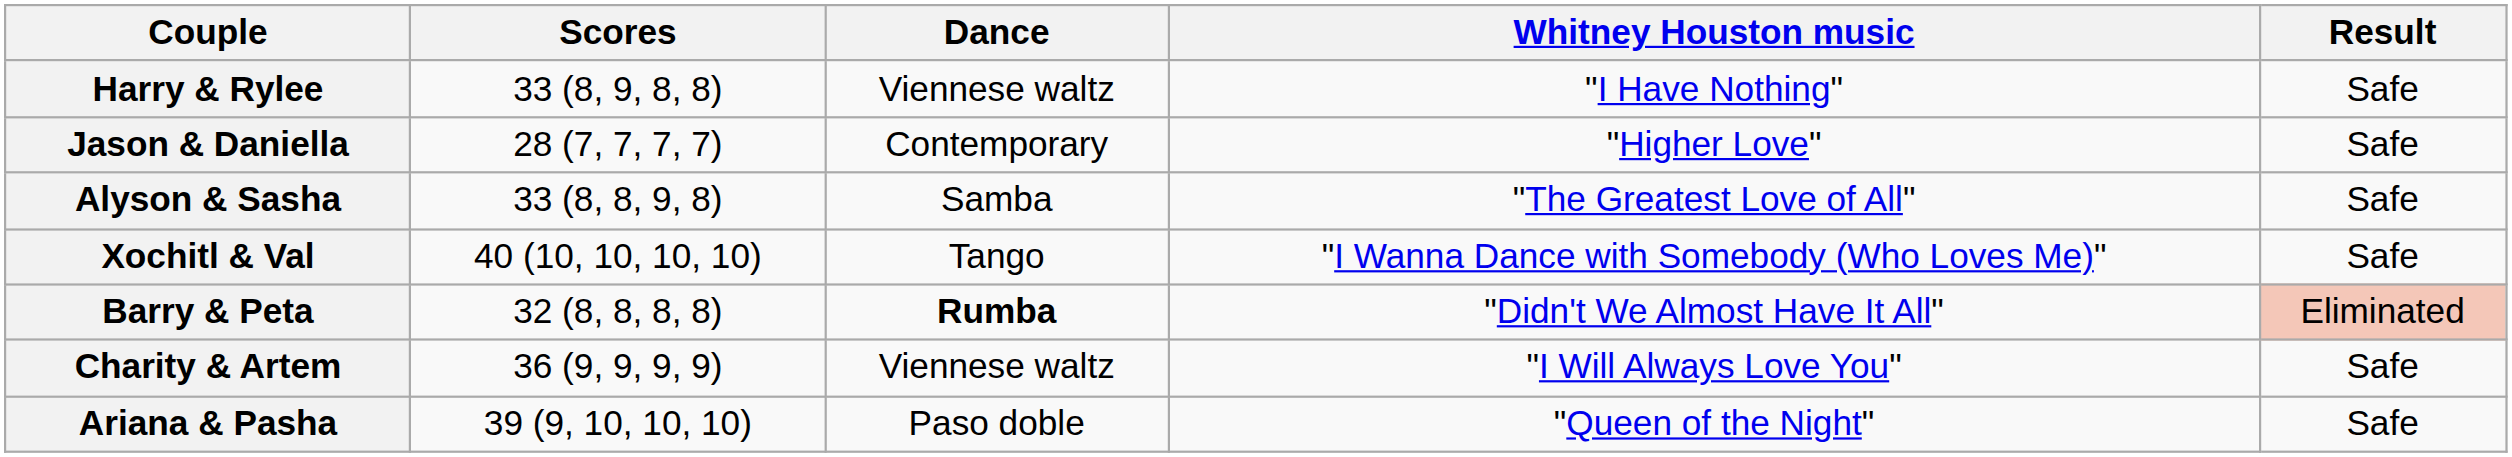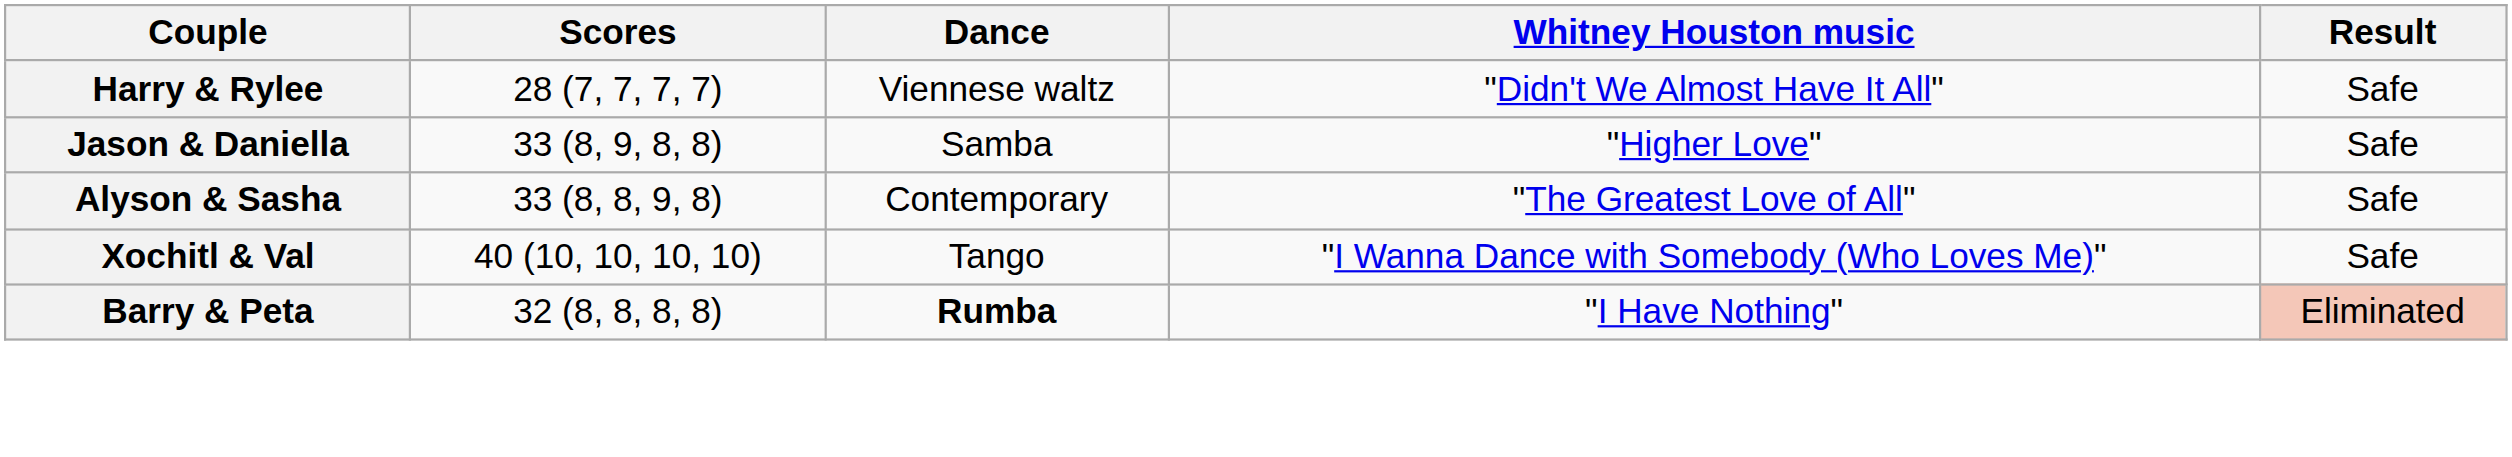(618, 88) 33 (8, 9, 8, 8) -> (618, 88) 28 (7, 7, 7, 7)
(1714, 88) "I Have Nothing" -> (1714, 88) "Didn't We Almost Have It All"
(618, 144) 28 (7, 7, 7, 7) -> (618, 144) 33 (8, 9, 8, 8)
(997, 144) Contemporary -> (997, 144) Samba
(997, 199) Samba -> (997, 199) Contemporary
(1714, 311) "Didn't We Almost Have It All" -> (1714, 311) "I Have Nothing"
- row: (208, 367)
- row: (208, 423)
